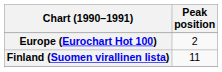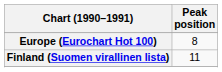(195, 41) 2 -> (195, 41) 8
